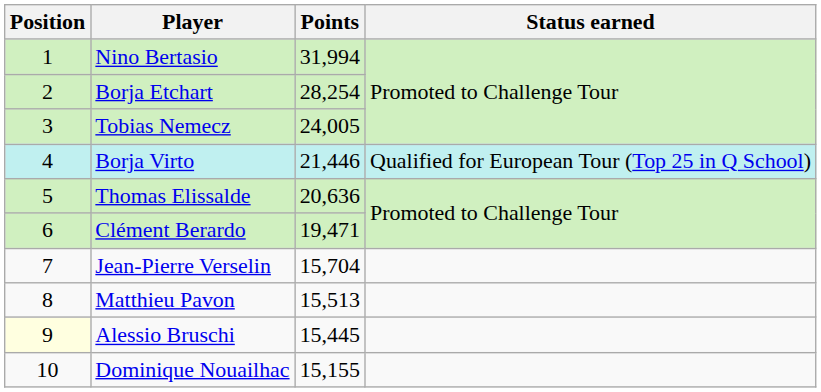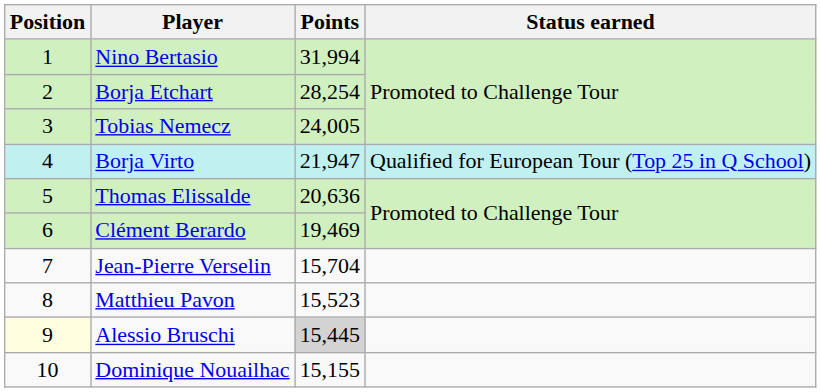(330, 160) 21,446 -> (330, 160) 21,947
(330, 230) 19,471 -> (330, 230) 19,469
(330, 299) 15,513 -> (330, 299) 15,523
(330, 334) no background -> (330, 334) lightgrey background
